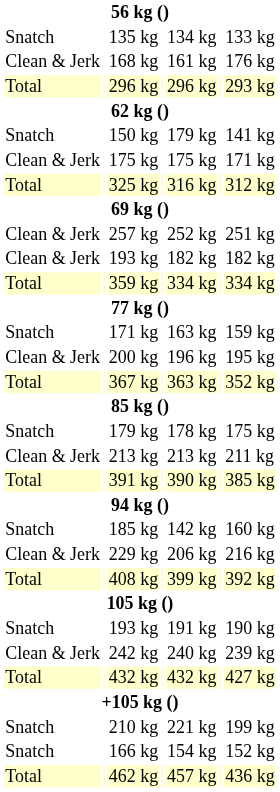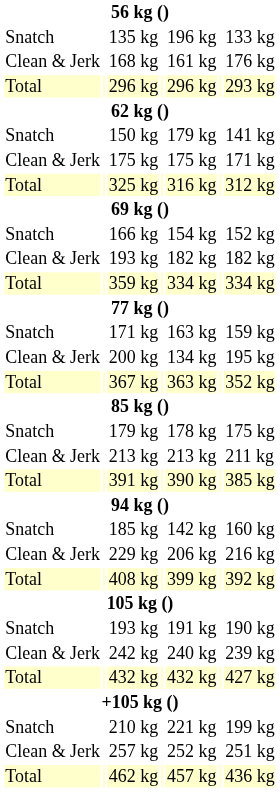(192, 37) 134 kg -> (192, 37) 196 kg
rows swapped: (30, 751) <-> (53, 234)
(192, 357) 196 kg -> (192, 357) 134 kg
